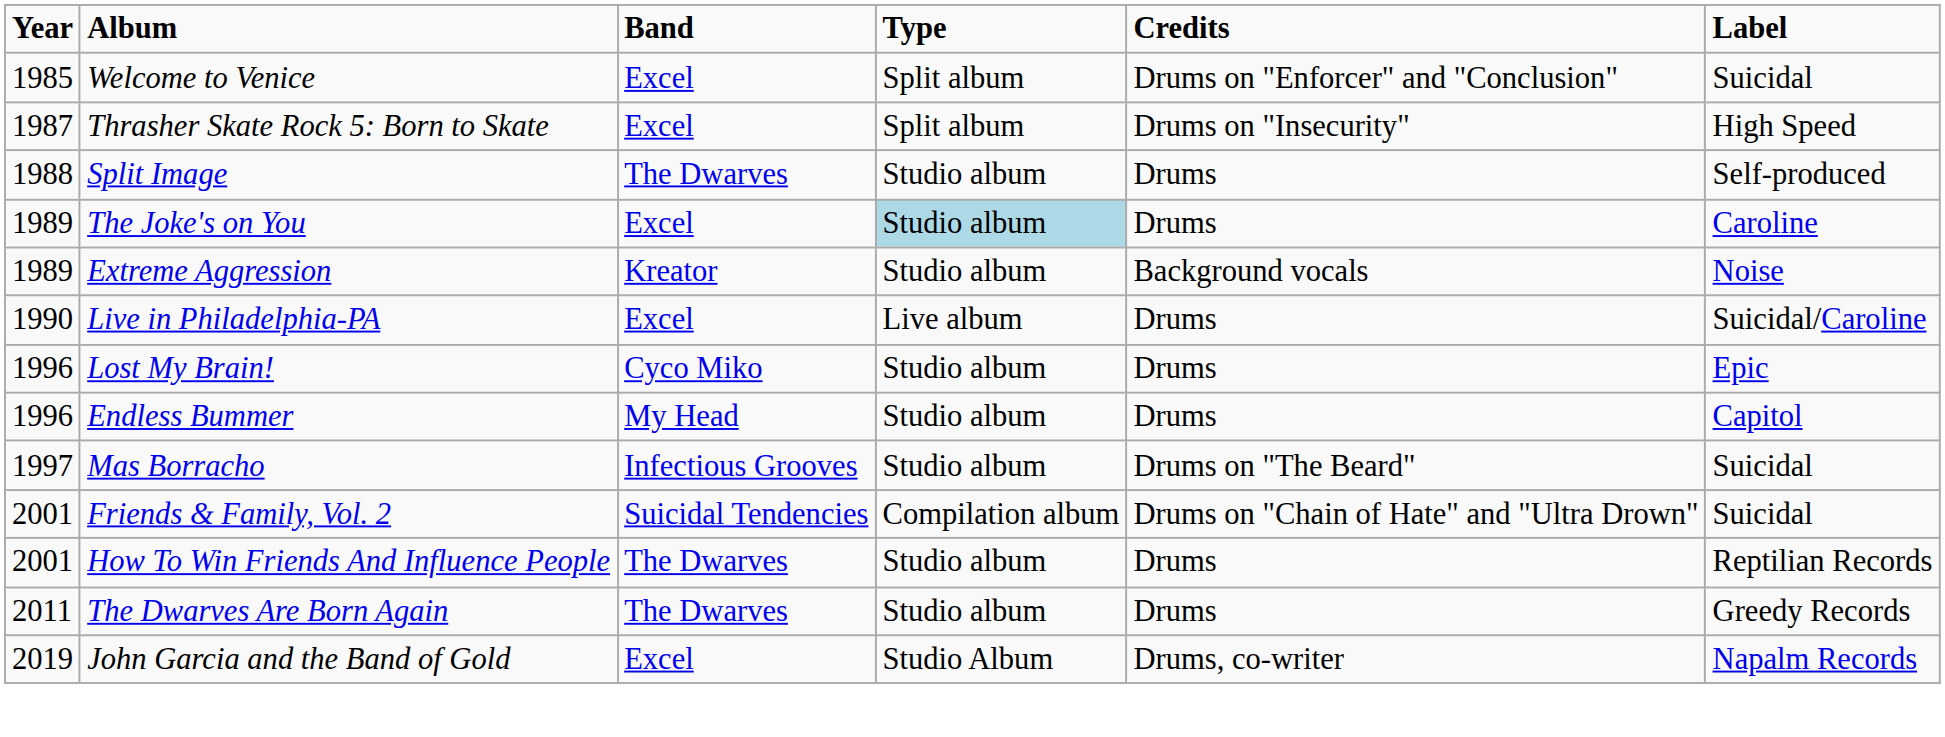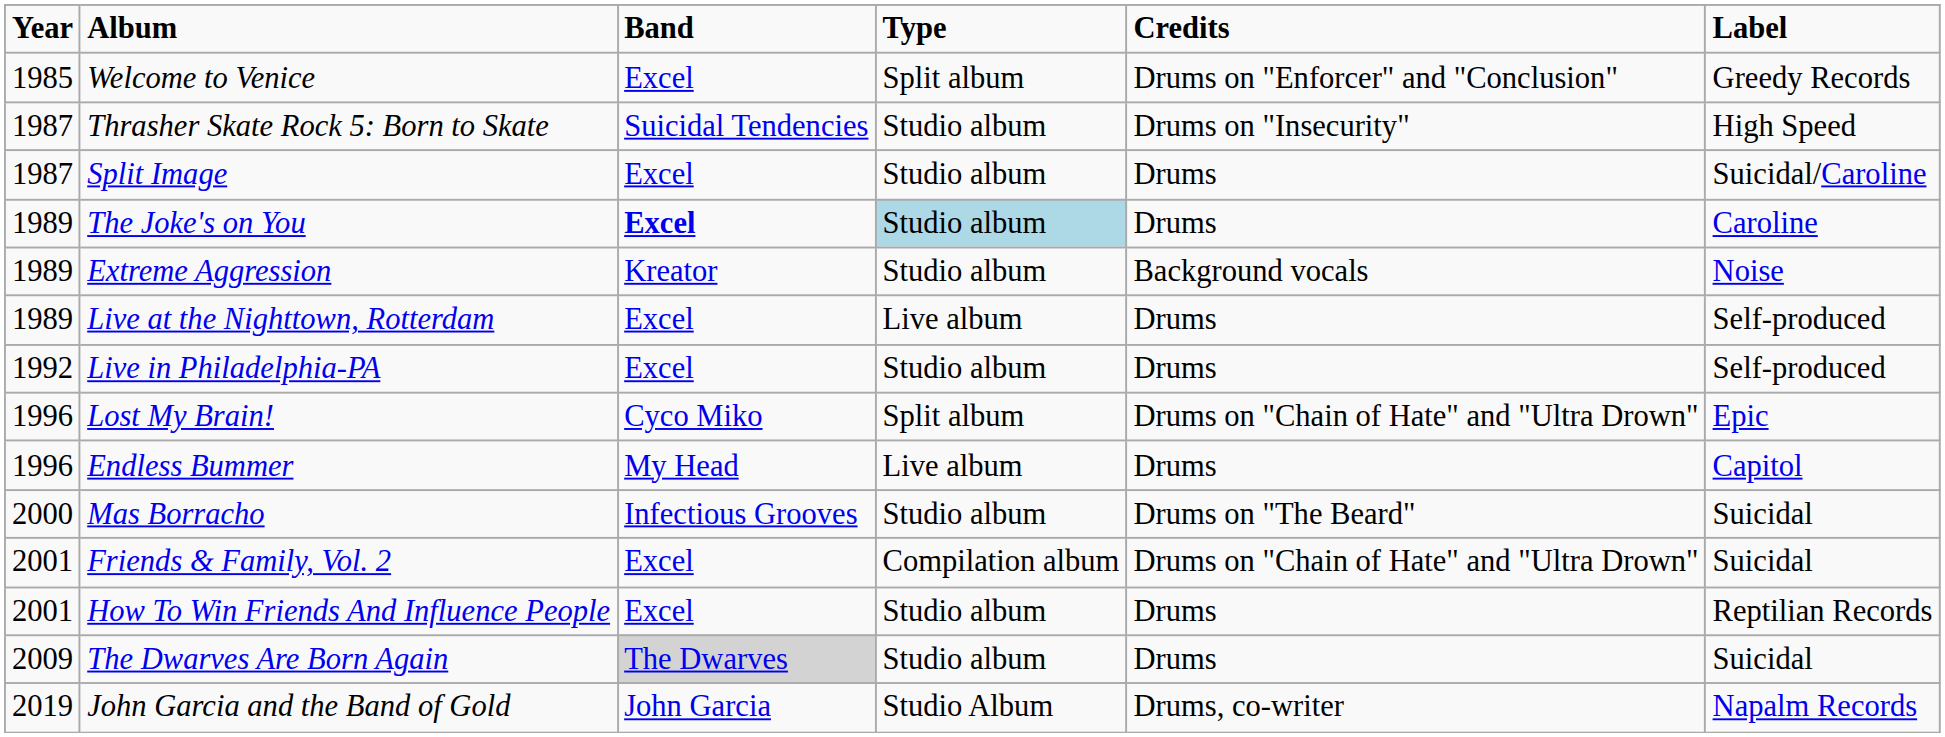(1763, 77) Suicidal -> (1811, 77) Greedy Records
(659, 125) Excel -> (746, 125) Suicidal Tendencies
(953, 125) Split album -> (964, 125) Studio album
(43, 174) 1988 -> (43, 174) 1987
(706, 174) The Dwarves -> (659, 174) Excel
(1799, 174) Self-produced -> (1820, 174) Suicidal/Caroline
(659, 222) normal -> (660, 222) bold
+ row: (291, 319)
(43, 319) 1990 -> (43, 367) 1992
(953, 319) Live album -> (964, 367) Studio album
(1820, 319) Suicidal/Caroline -> (1799, 367) Self-produced
(964, 367) Studio album -> (953, 416) Split album
(1175, 367) Drums -> (1416, 416) Drums on "Chain of Hate" and "Ultra Drown"
(964, 416) Studio album -> (953, 464) Live album
(43, 464) 1997 -> (43, 513) 2000
(746, 513) Suicidal Tendencies -> (659, 561) Excel
(706, 561) The Dwarves -> (659, 610) Excel
(42, 610) 2011 -> (43, 658) 2009
(706, 610) no background -> (706, 658) lightgrey background
(1811, 610) Greedy Records -> (1763, 658) Suicidal
(659, 658) Excel -> (698, 707) John Garcia
